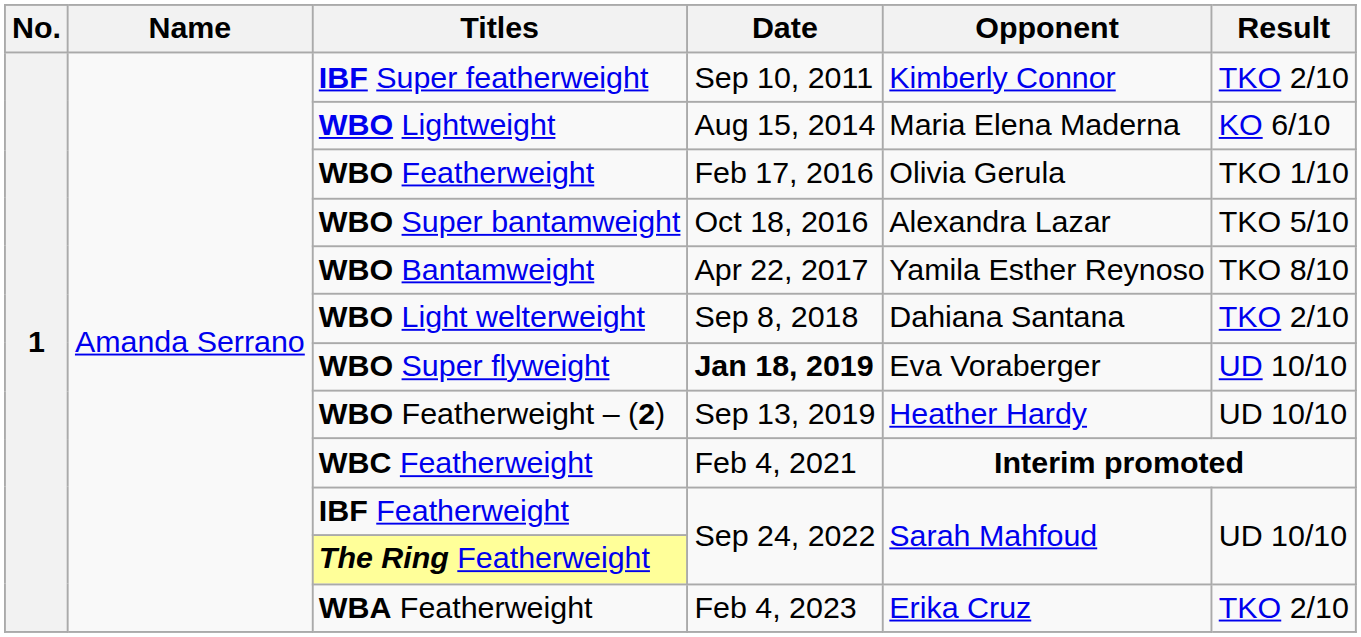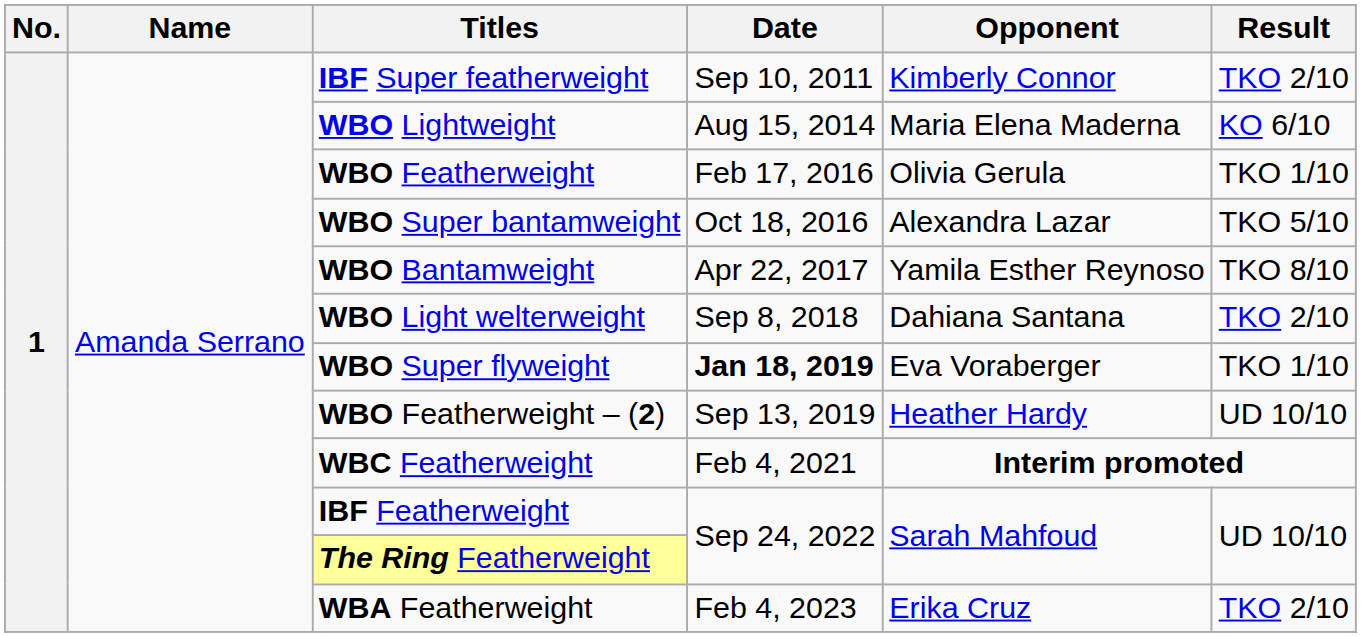(1283, 366) UD 10/10 -> (1284, 366) TKO 1/10
